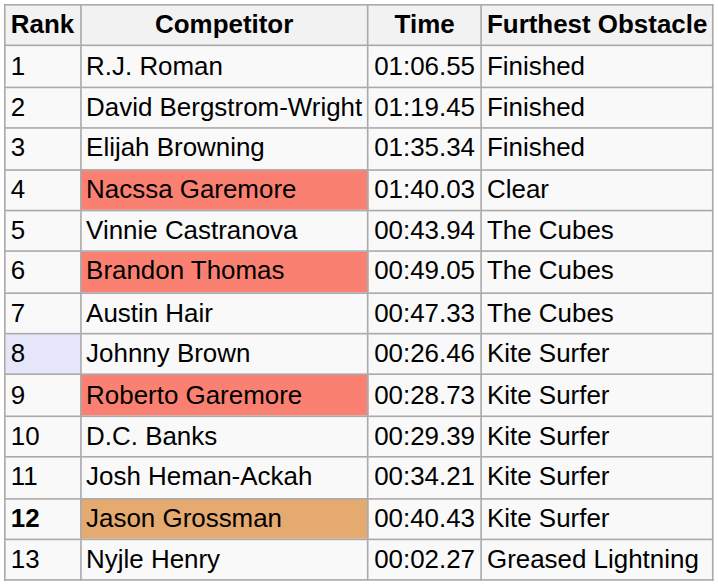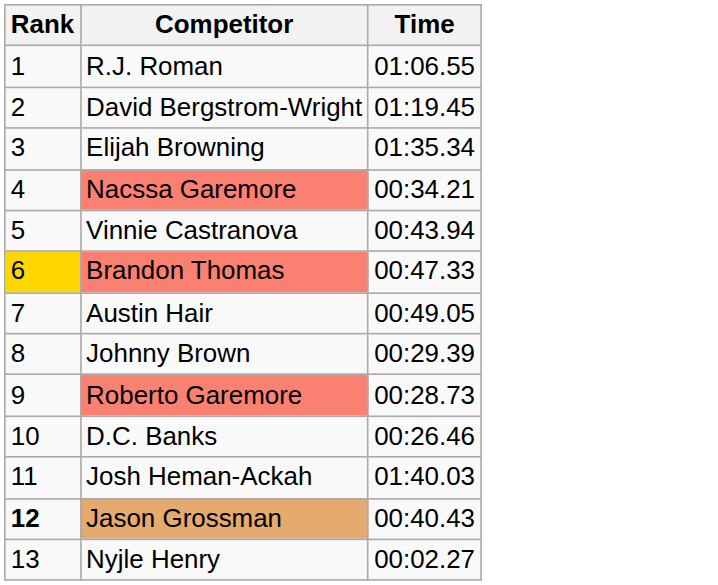- column: (597, 25)
(425, 189) 01:40.03 -> (425, 189) 00:34.21
(18, 271) no background -> (18, 271) gold background
(425, 271) 00:49.05 -> (425, 271) 00:47.33
(425, 312) 00:47.33 -> (425, 312) 00:49.05
(18, 353) lavender background -> (18, 353) no background
(425, 353) 00:26.46 -> (425, 353) 00:29.39
(425, 436) 00:29.39 -> (425, 436) 00:26.46
(425, 477) 00:34.21 -> (425, 477) 01:40.03
